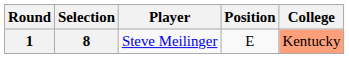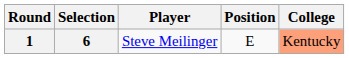(86, 41) 8 -> (86, 41) 6
